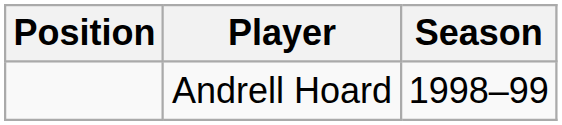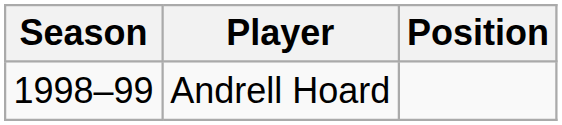columns swapped: (479, 33) <-> (84, 33)
